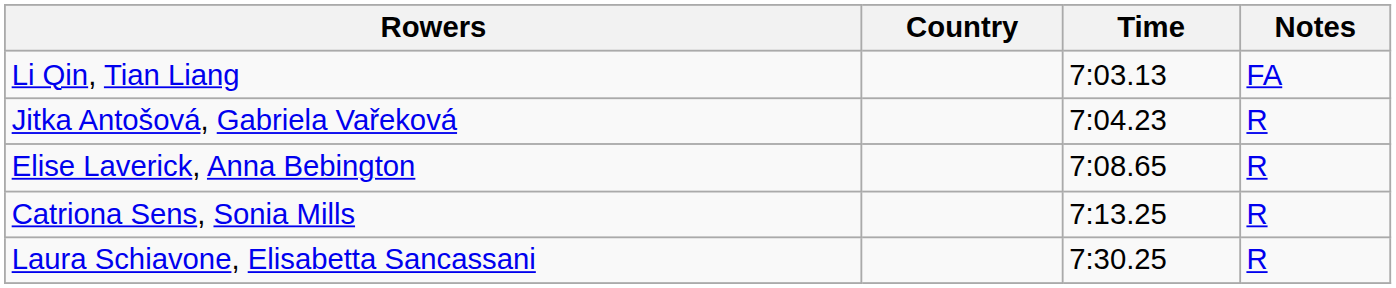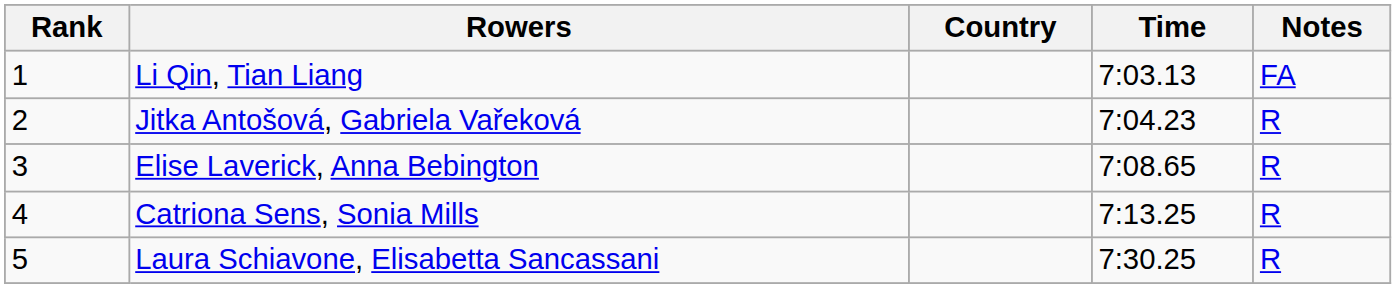+ column: (67, 27)
